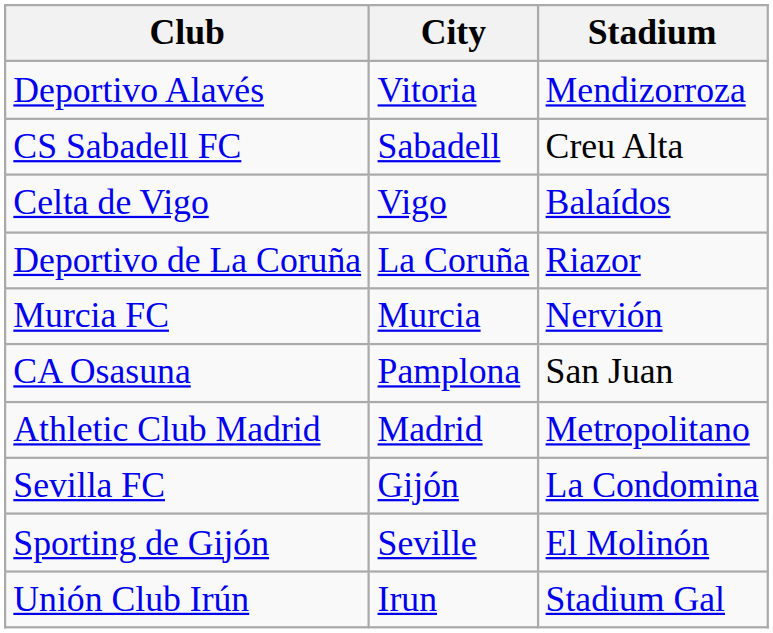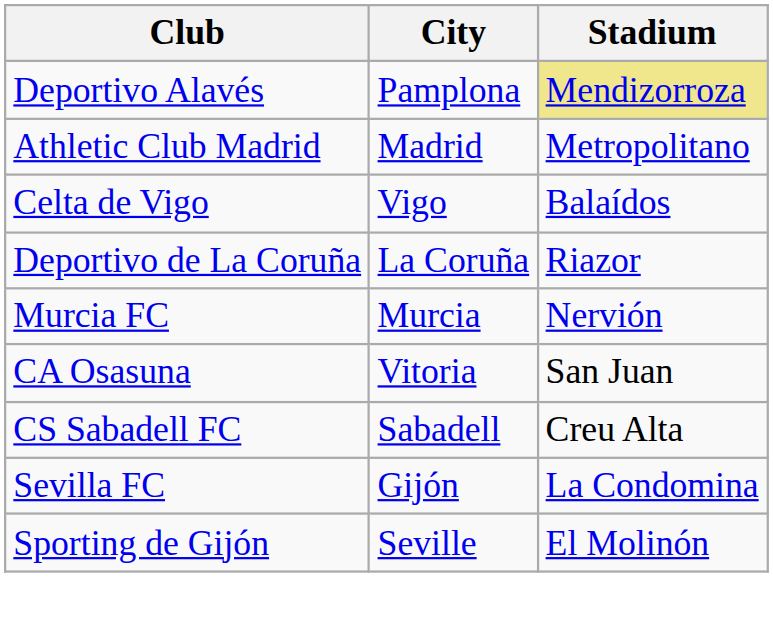(427, 89) Vitoria -> (449, 89) Pamplona
(646, 89) no background -> (646, 89) khaki background
rows swapped: (167, 428) <-> (127, 145)
(449, 372) Pamplona -> (427, 372) Vitoria
- row: (131, 598)
